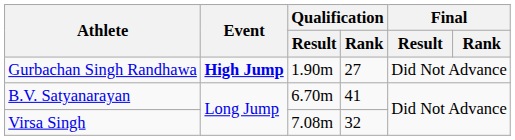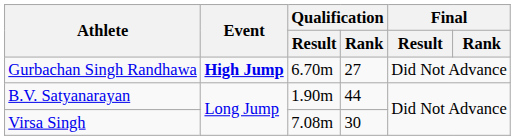(312, 69) 1.90m -> (312, 69) 6.70m
(312, 95) 6.70m -> (312, 95) 1.90m
(353, 95) 41 -> (353, 95) 44
(353, 122) 32 -> (353, 122) 30
